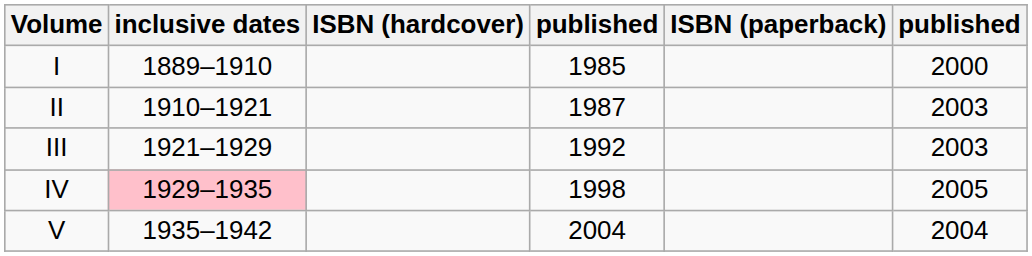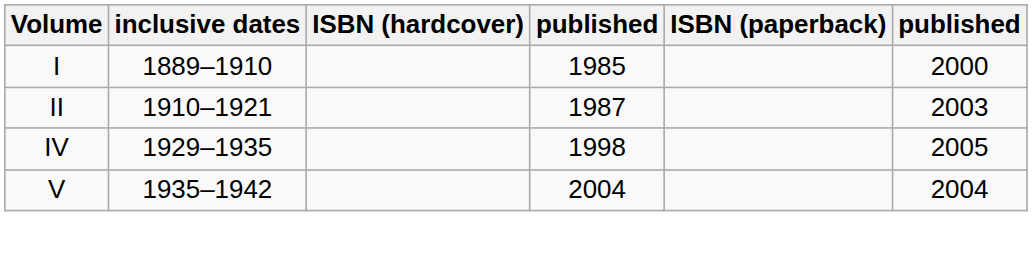- row: (57, 148)
(207, 189) pink background -> (207, 148) no background
